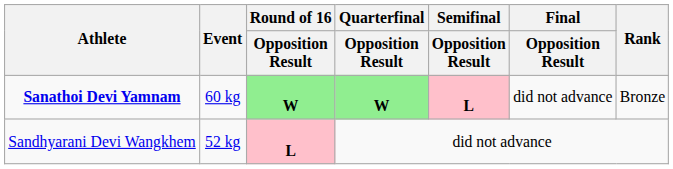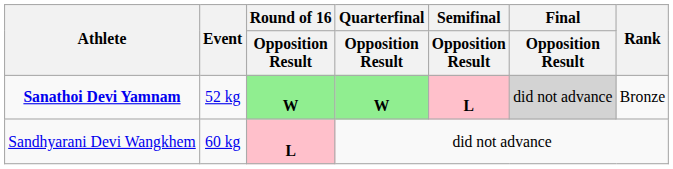(223, 97) 60 kg -> (223, 97) 52 kg
(563, 97) no background -> (563, 97) lightgrey background
(223, 141) 52 kg -> (223, 141) 60 kg
